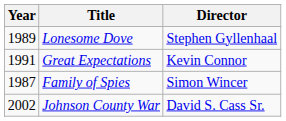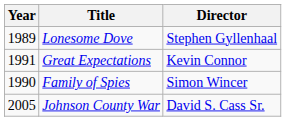(22, 82) 1987 -> (22, 82) 1990
(22, 104) 2002 -> (22, 104) 2005
